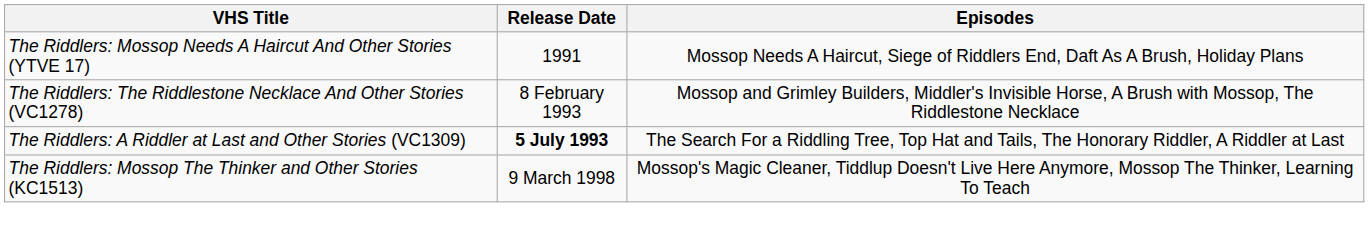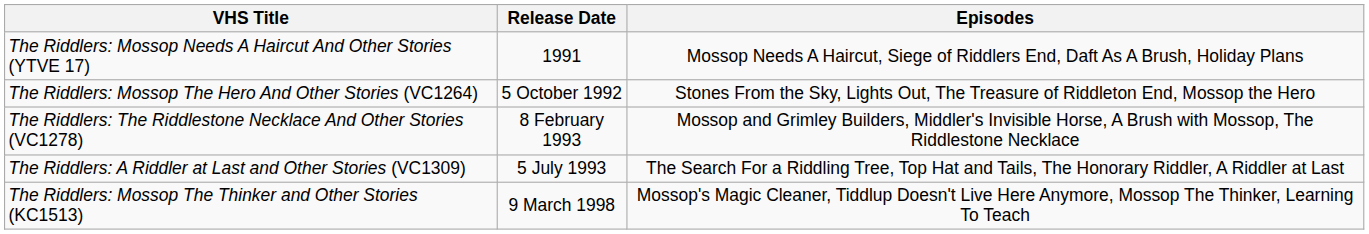+ row: (243, 93)
(562, 140) bold -> (562, 168) normal
